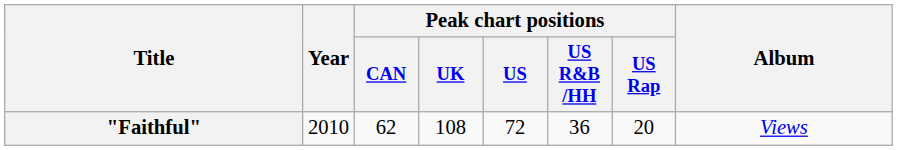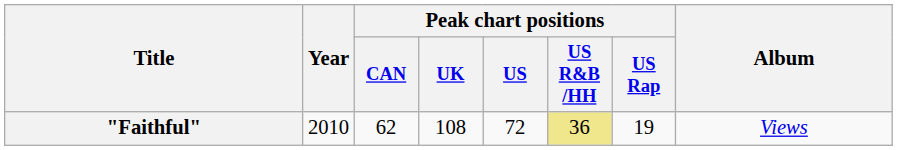(579, 128) no background -> (579, 128) khaki background
(644, 128) 20 -> (644, 128) 19
